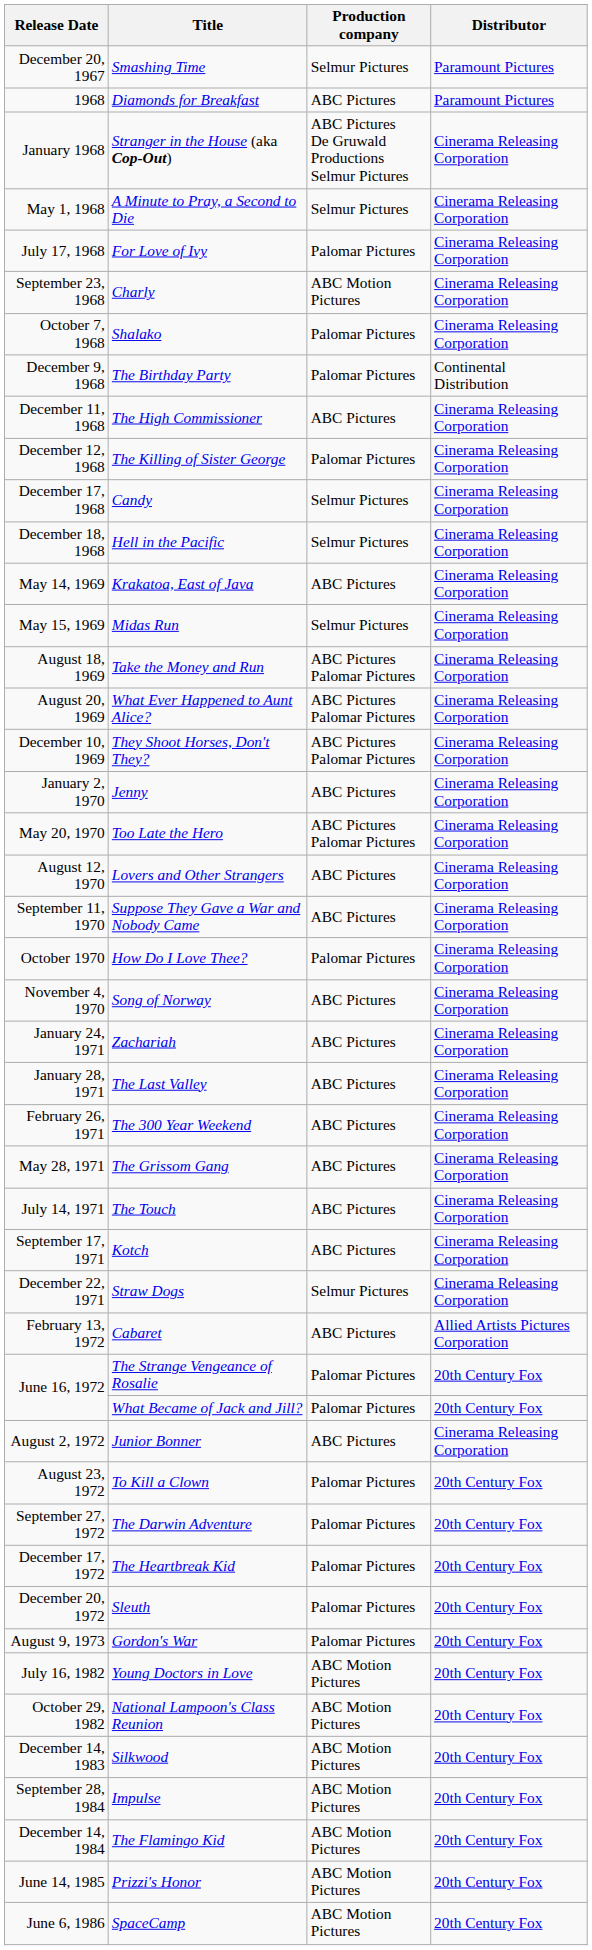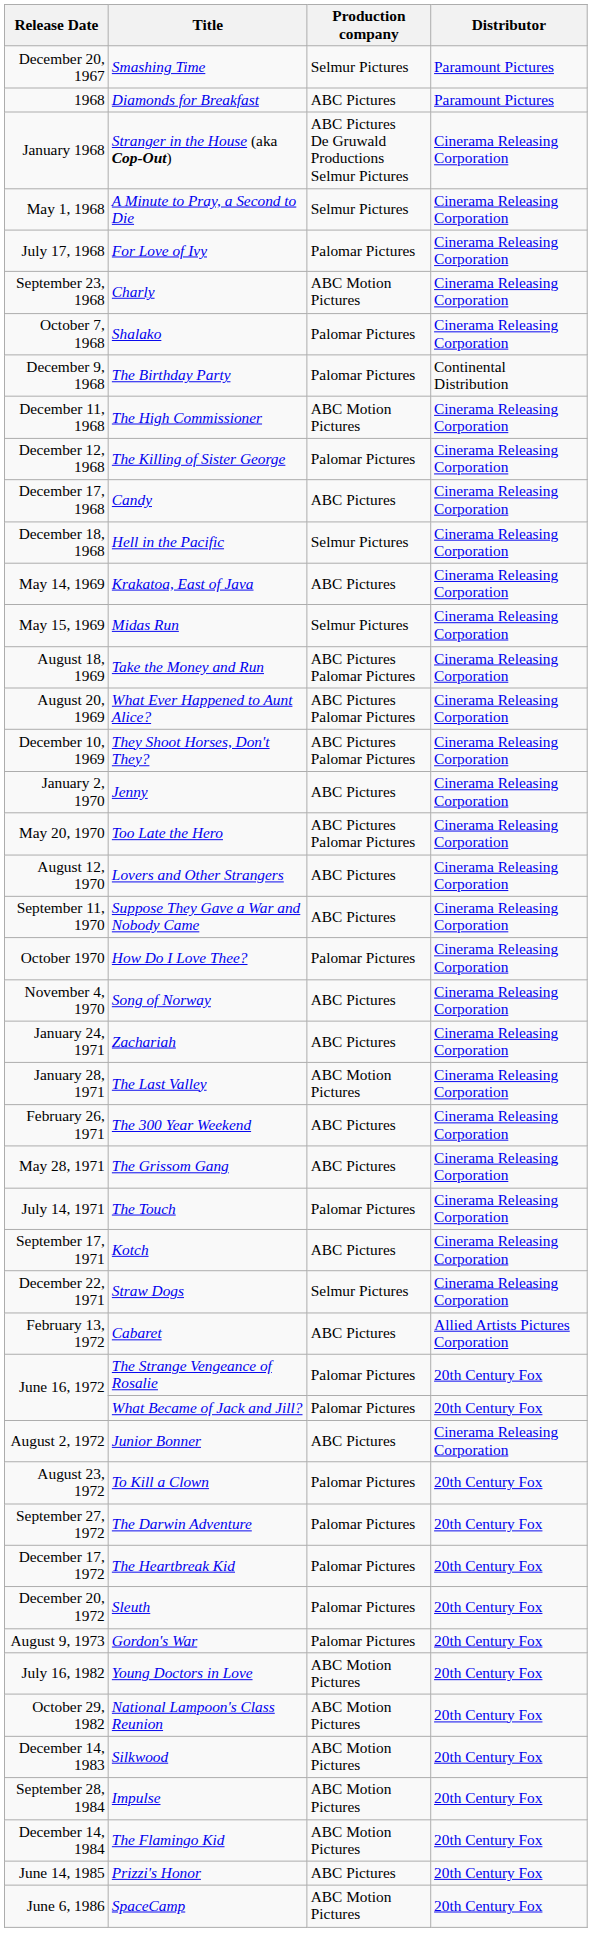(353, 417) ABC Pictures -> (351, 417) ABC Motion Pictures
(360, 500) Selmur Pictures -> (353, 500) ABC Pictures
(353, 1083) ABC Pictures -> (351, 1083) ABC Motion Pictures
(353, 1208) ABC Pictures -> (363, 1208) Palomar Pictures
(351, 1881) ABC Motion Pictures -> (353, 1873) ABC Pictures
